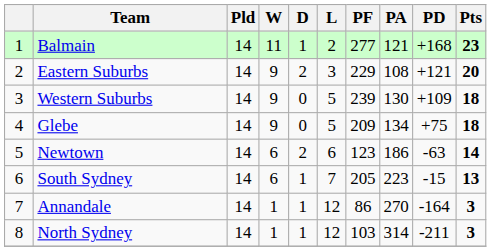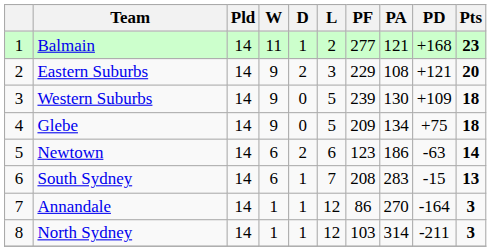(363, 179) 205 -> (363, 179) 208
(396, 179) 223 -> (396, 179) 283
